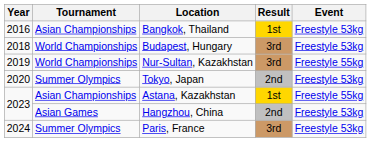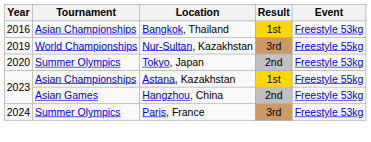- row: (187, 46)
